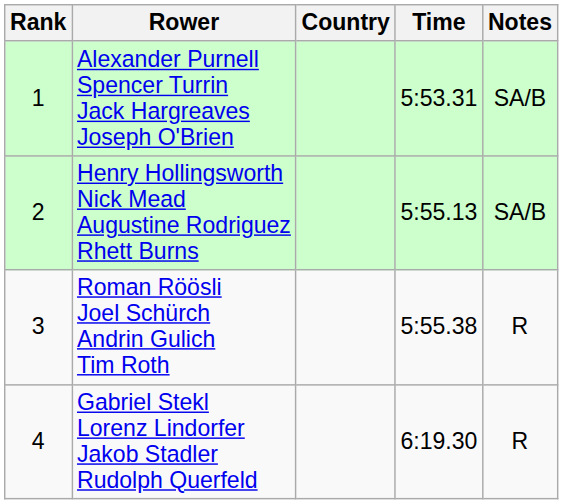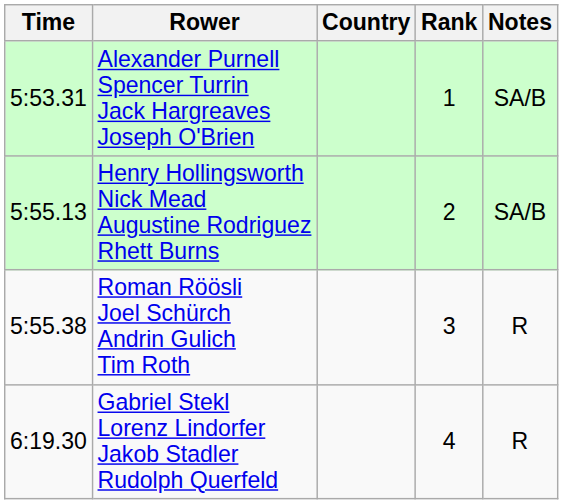columns swapped: (38, 22) <-> (439, 22)
